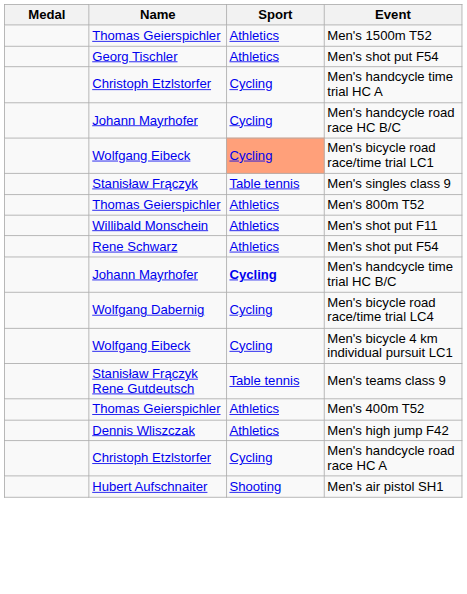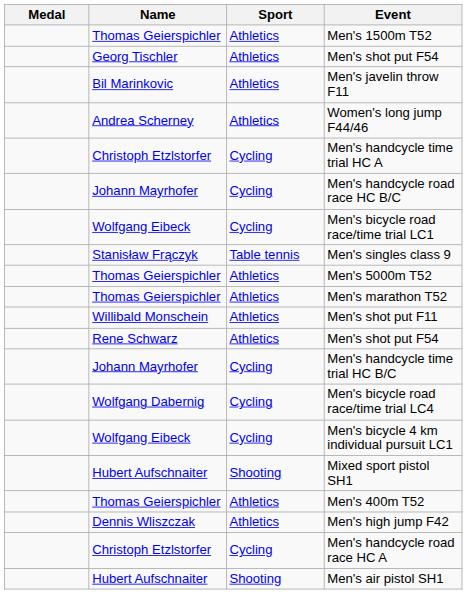+ row: (133, 84)
+ row: (143, 120)
(251, 155) lightsalmon background -> (251, 226) no background
- row: (156, 204)
+ row: (156, 275)
+ row: (156, 296)
(253, 274) bold -> (251, 366) normal
+ row: (150, 473)
- row: (145, 381)
